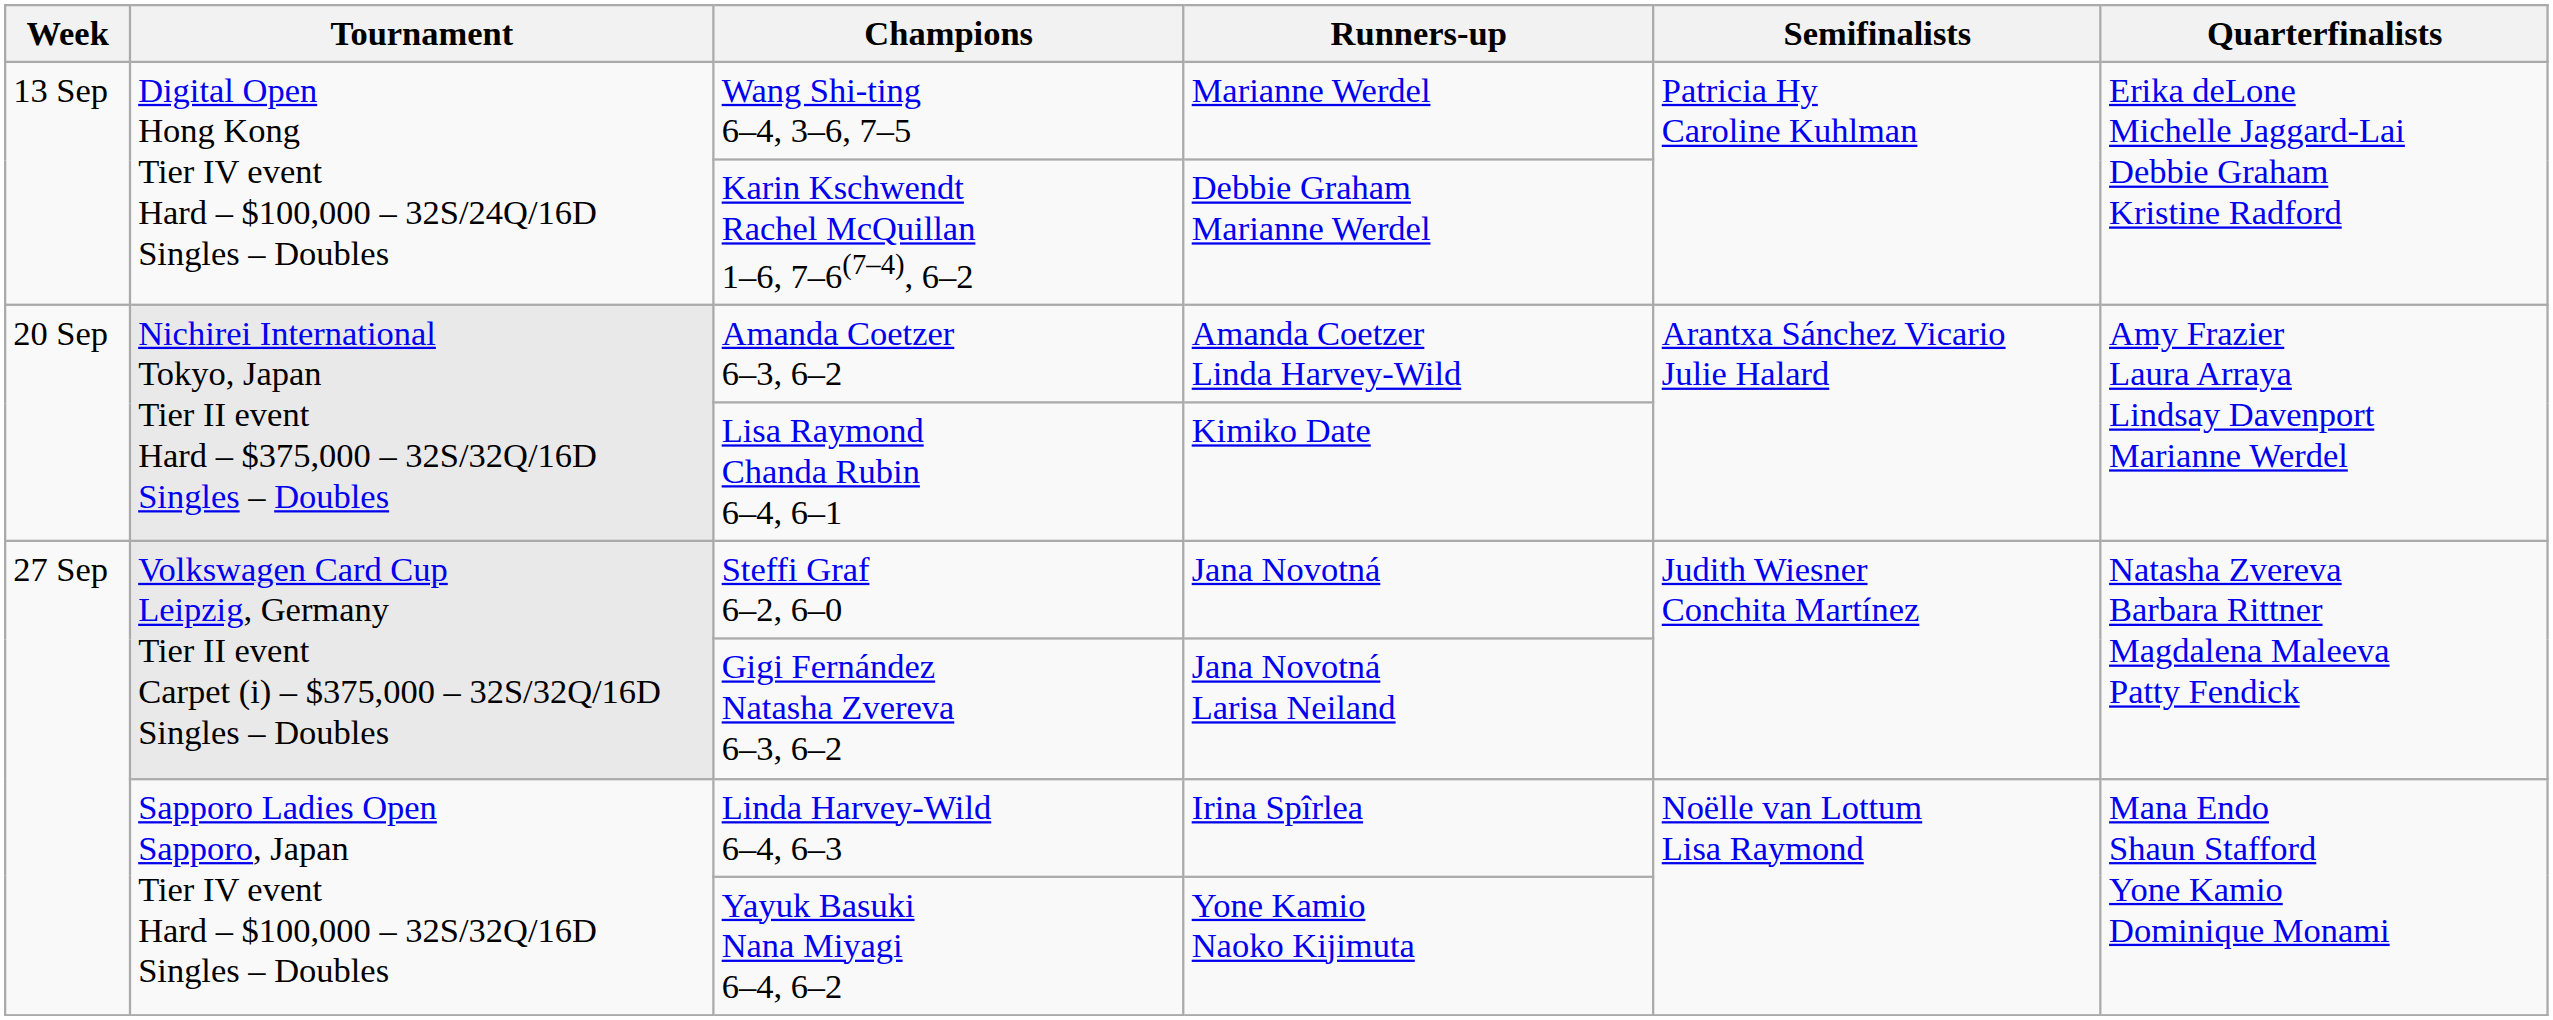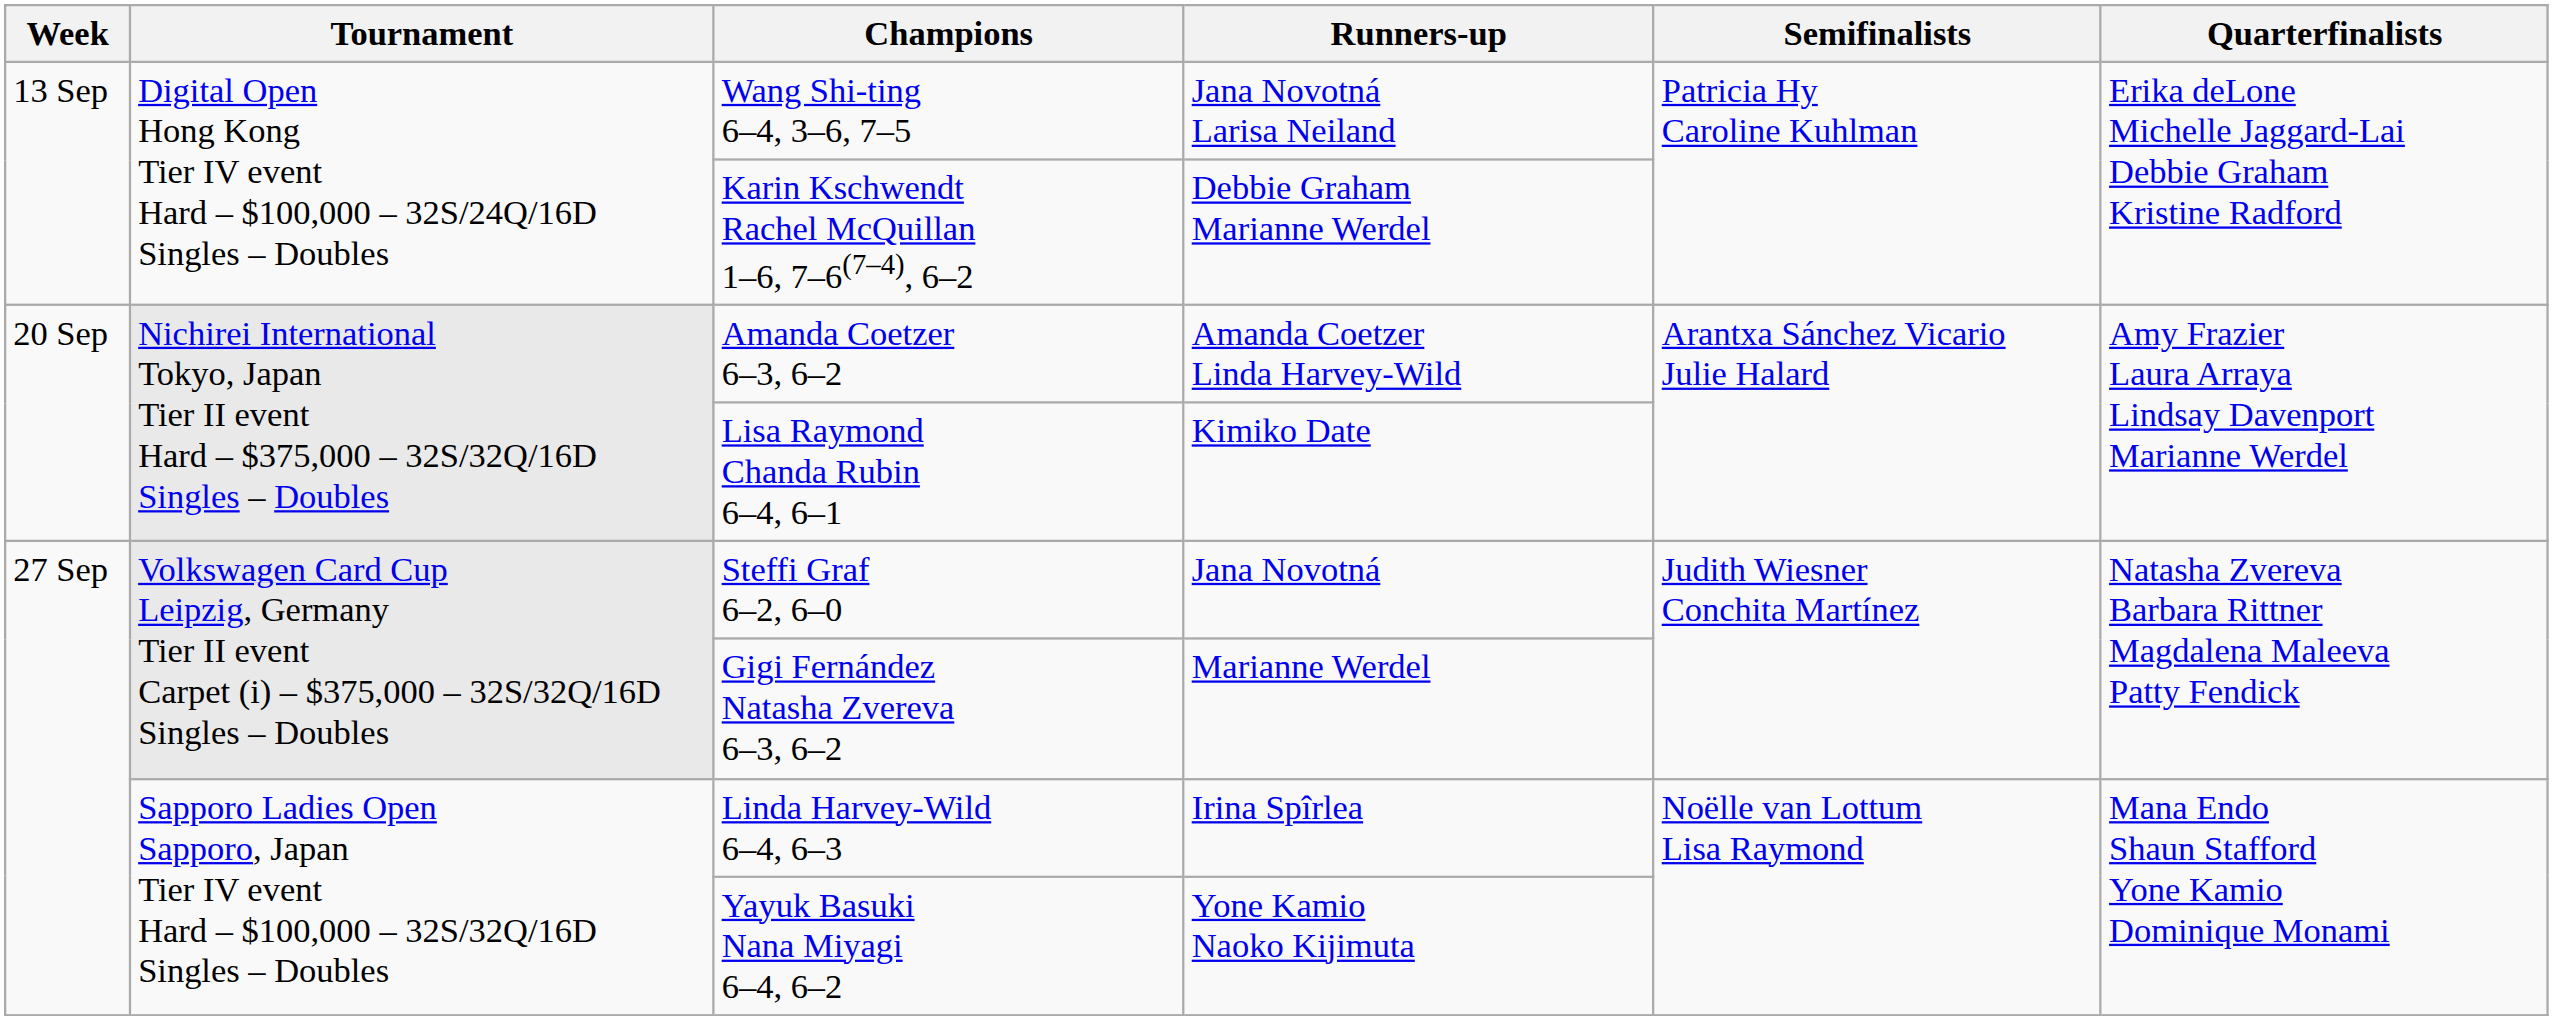(1311, 90) Marianne Werdel -> (1294, 110) Jana Novotná Larisa Neiland
(1294, 687) Jana Novotná Larisa Neiland -> (1311, 667) Marianne Werdel
